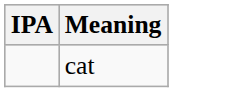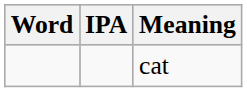+ column: (42, 24)
